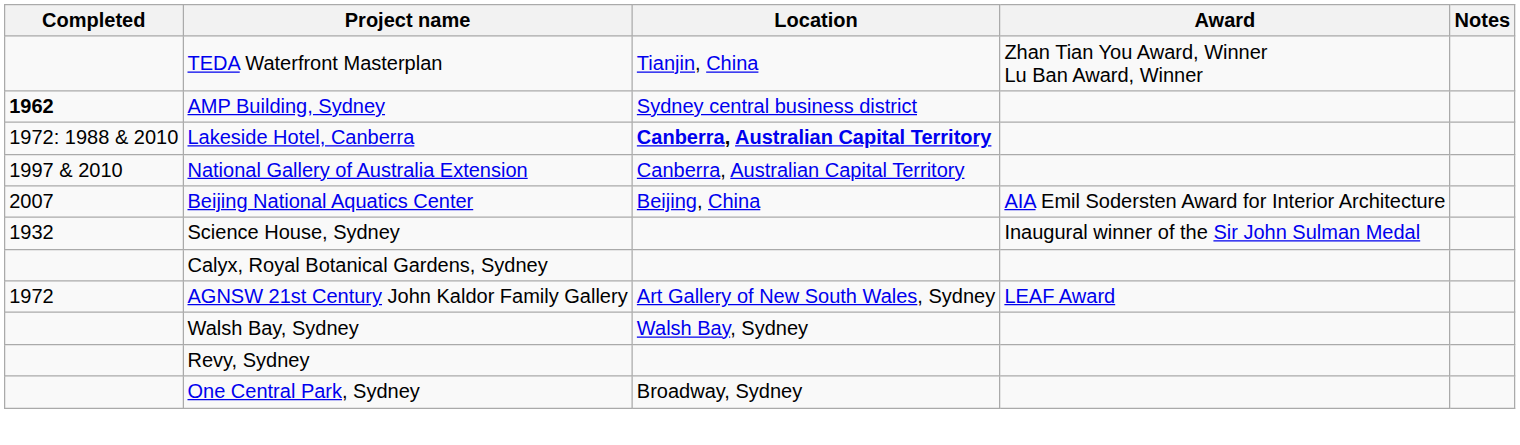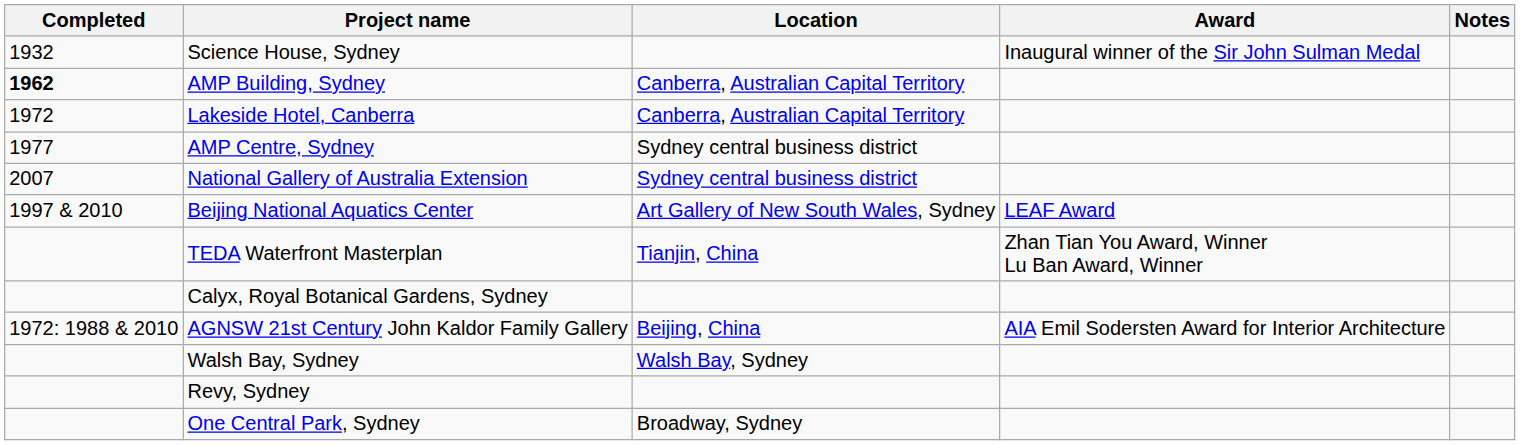rows swapped: (294, 233) <-> (315, 63)
(777, 106) Sydney central business district -> (801, 83) Canberra, Australian Capital Territory
(94, 138) 1972: 1988 & 2010 -> (31, 115) 1972
(814, 138) bold -> (801, 115) normal
+ row: (281, 147)
(66, 169) 1997 & 2010 -> (31, 178) 2007
(801, 169) Canberra, Australian Capital Territory -> (777, 178) Sydney central business district
(31, 201) 2007 -> (66, 210) 1997 & 2010
(699, 201) Beijing, China -> (816, 210) Art Gallery of New South Wales, Sydney
(1225, 201) AIA Emil Sodersten Award for Interior Architecture -> (1060, 210) LEAF Award
(31, 296) 1972 -> (94, 328) 1972: 1988 & 2010
(816, 296) Art Gallery of New South Wales, Sydney -> (699, 328) Beijing, China
(1060, 296) LEAF Award -> (1225, 328) AIA Emil Sodersten Award for Interior Architecture
